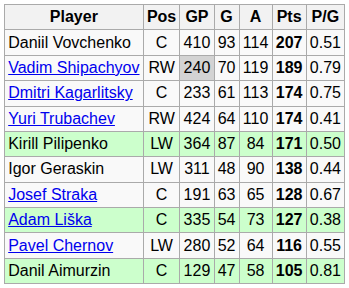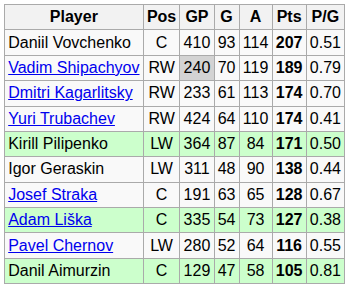(162, 93) C -> (162, 93) RW
(325, 93) 0.75 -> (325, 93) 0.70
